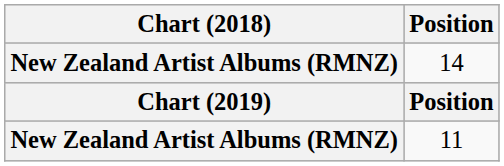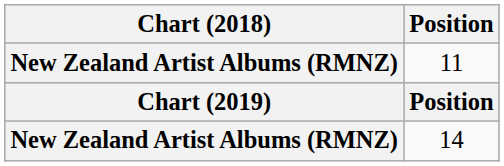rows swapped: (451, 140) <-> (451, 62)
